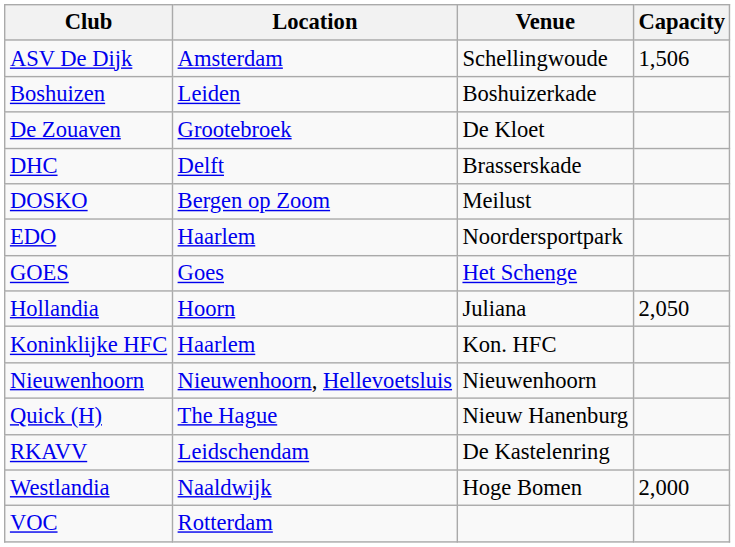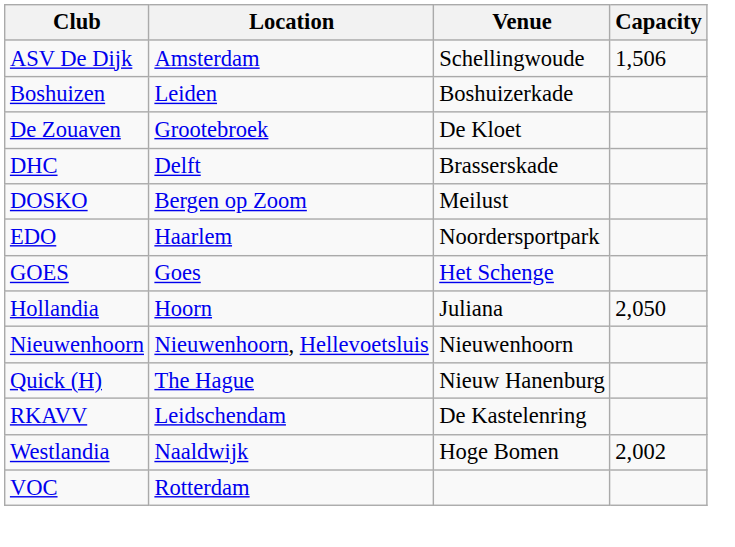- row: (89, 344)
(664, 487) 2,000 -> (641, 451) 2,002
